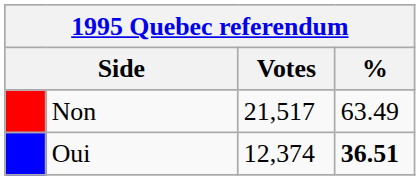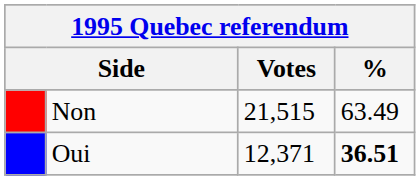(279, 111) 21,517 -> (279, 111) 21,515
(279, 153) 12,374 -> (279, 153) 12,371
